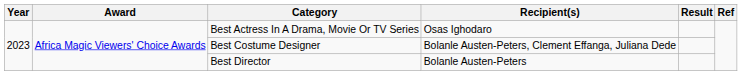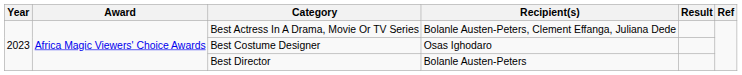(458, 29) Osas Ighodaro -> (550, 29) Bolanle Austen-Peters, Clement Effanga, Juliana Dede
(550, 45) Bolanle Austen-Peters, Clement Effanga, Juliana Dede -> (458, 45) Osas Ighodaro
